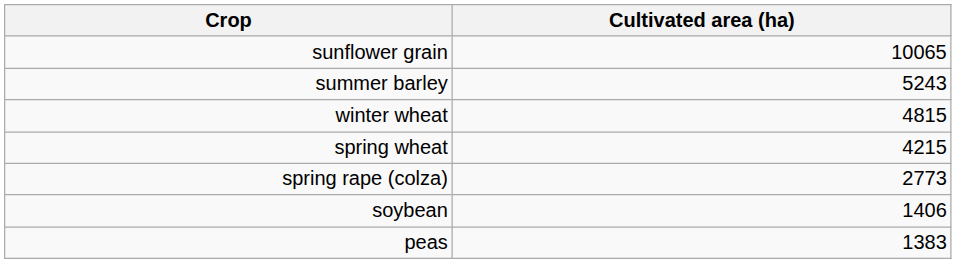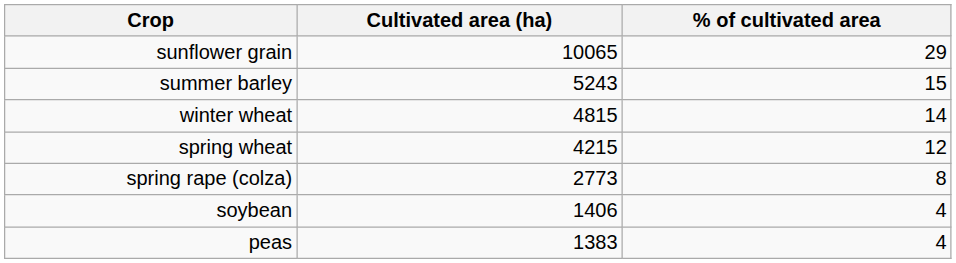+ column: (787, 20)
